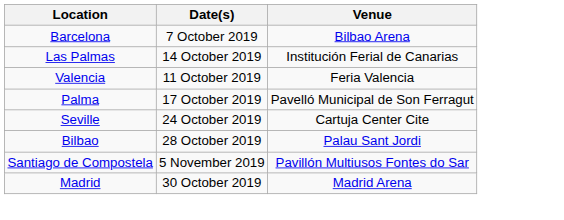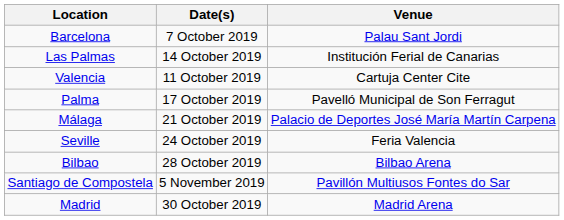(372, 36) Bilbao Arena -> (413, 36) Palau Sant Jordi
(372, 78) Feria Valencia -> (413, 78) Cartuja Center Cite
+ row: (80, 120)
(372, 120) Cartuja Center Cite -> (413, 141) Feria Valencia
(372, 141) Palau Sant Jordi -> (413, 162) Bilbao Arena
